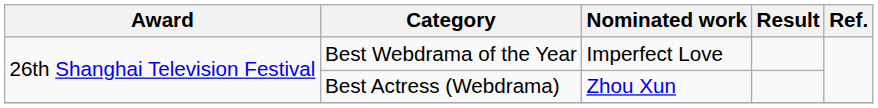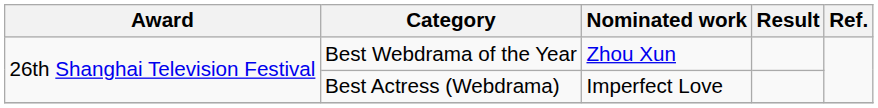(655, 53) Imperfect Love -> (631, 53) Zhou Xun
(631, 86) Zhou Xun -> (655, 86) Imperfect Love
